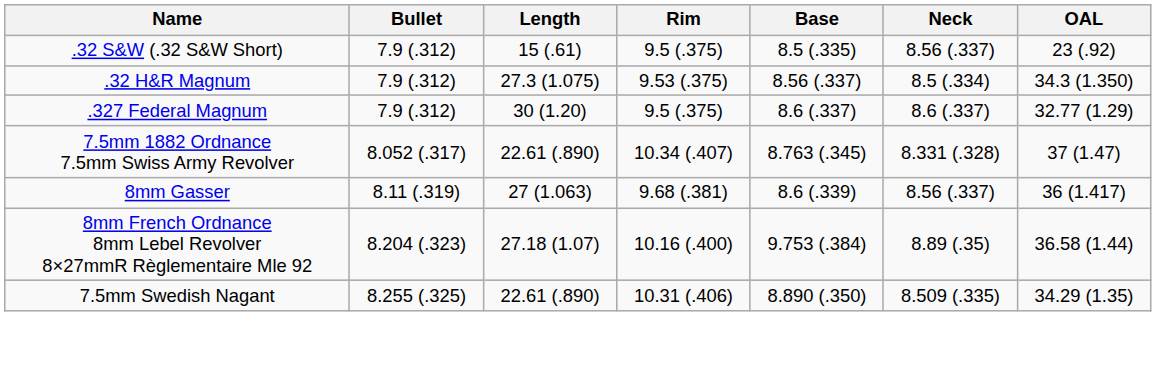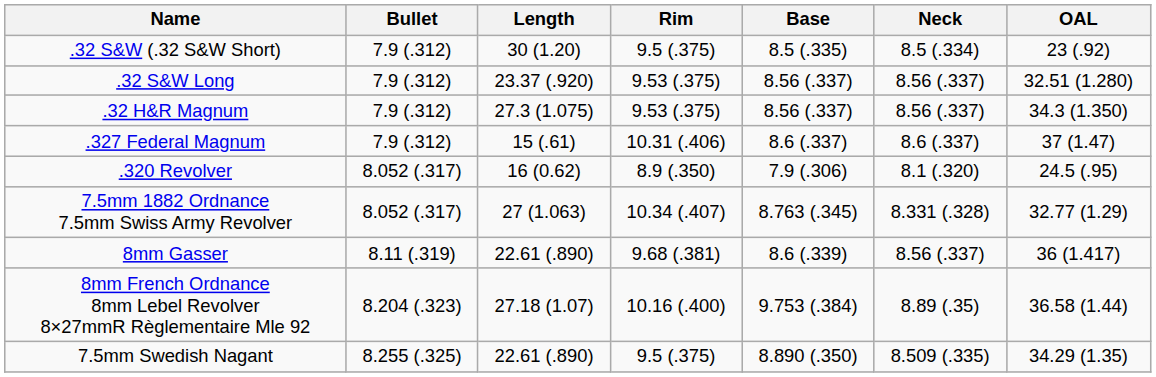(550, 50) 15 (.61) -> (544, 50) 30 (1.20)
(950, 50) 8.56 (.337) -> (940, 50) 8.5 (.334)
+ row: (175, 80)
(950, 80) 8.5 (.334) -> (940, 111) 8.56 (.337)
(550, 111) 30 (1.20) -> (544, 141) 15 (.61)
(683, 111) 9.5 (.375) -> (676, 141) 10.31 (.406)
(1084, 111) 32.77 (1.29) -> (1078, 141) 37 (1.47)
+ row: (175, 171)
(550, 152) 22.61 (.890) -> (544, 212) 27 (1.063)
(1084, 152) 37 (1.47) -> (1078, 212) 32.77 (1.29)
(550, 193) 27 (1.063) -> (544, 253) 22.61 (.890)
(683, 296) 10.31 (.406) -> (676, 357) 9.5 (.375)
